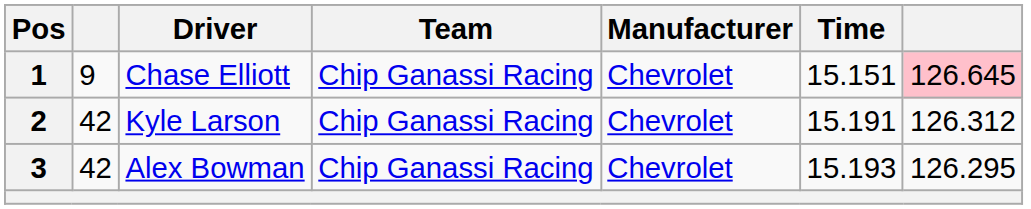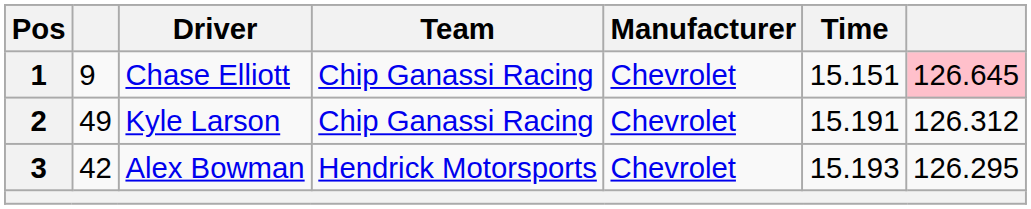(95, 121) 42 -> (95, 121) 49
(456, 168) Chip Ganassi Racing -> (458, 168) Hendrick Motorsports
